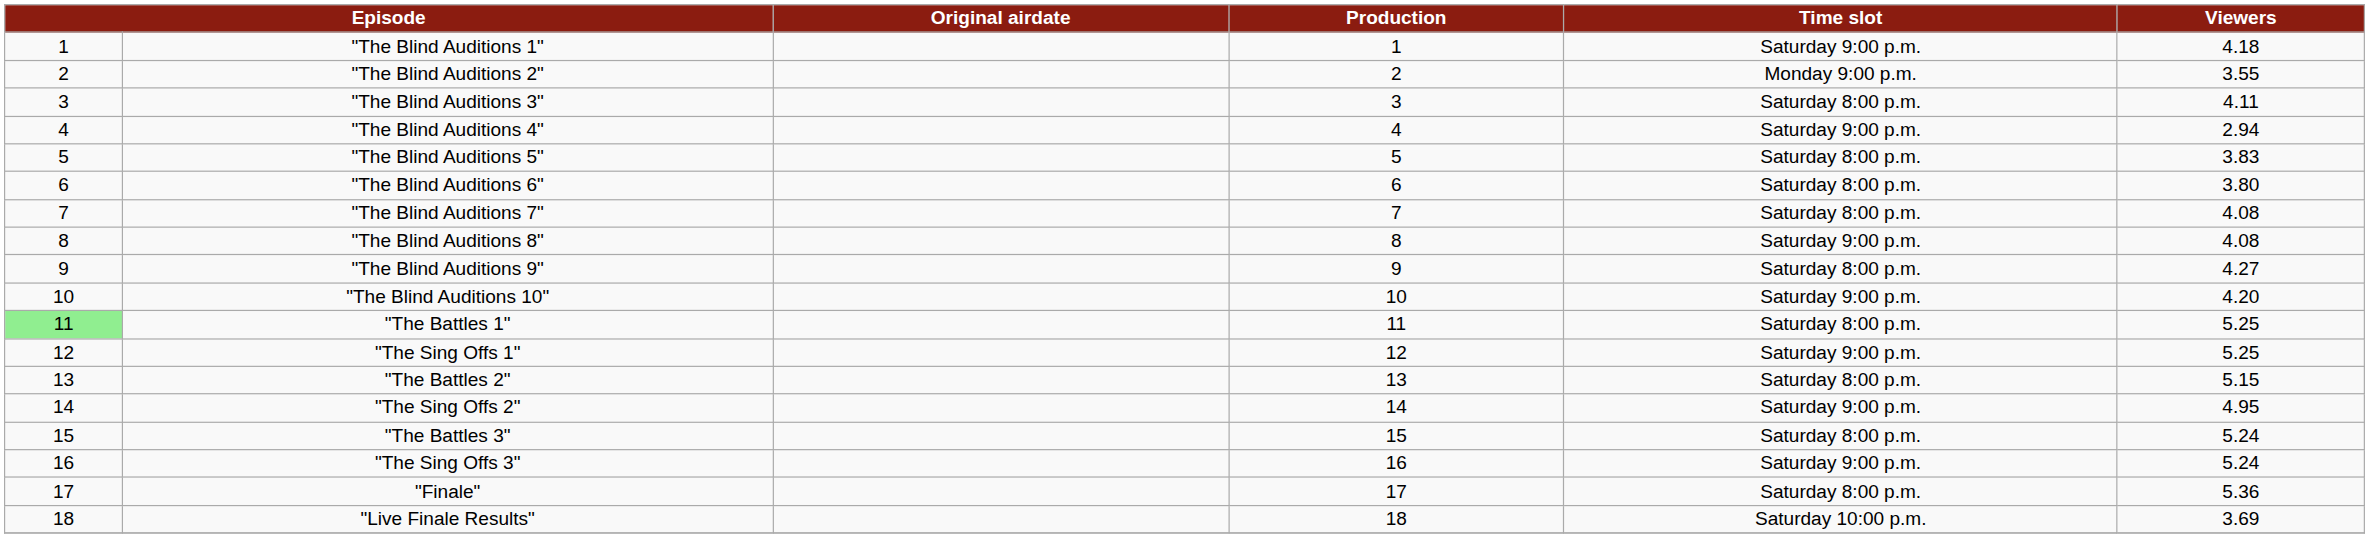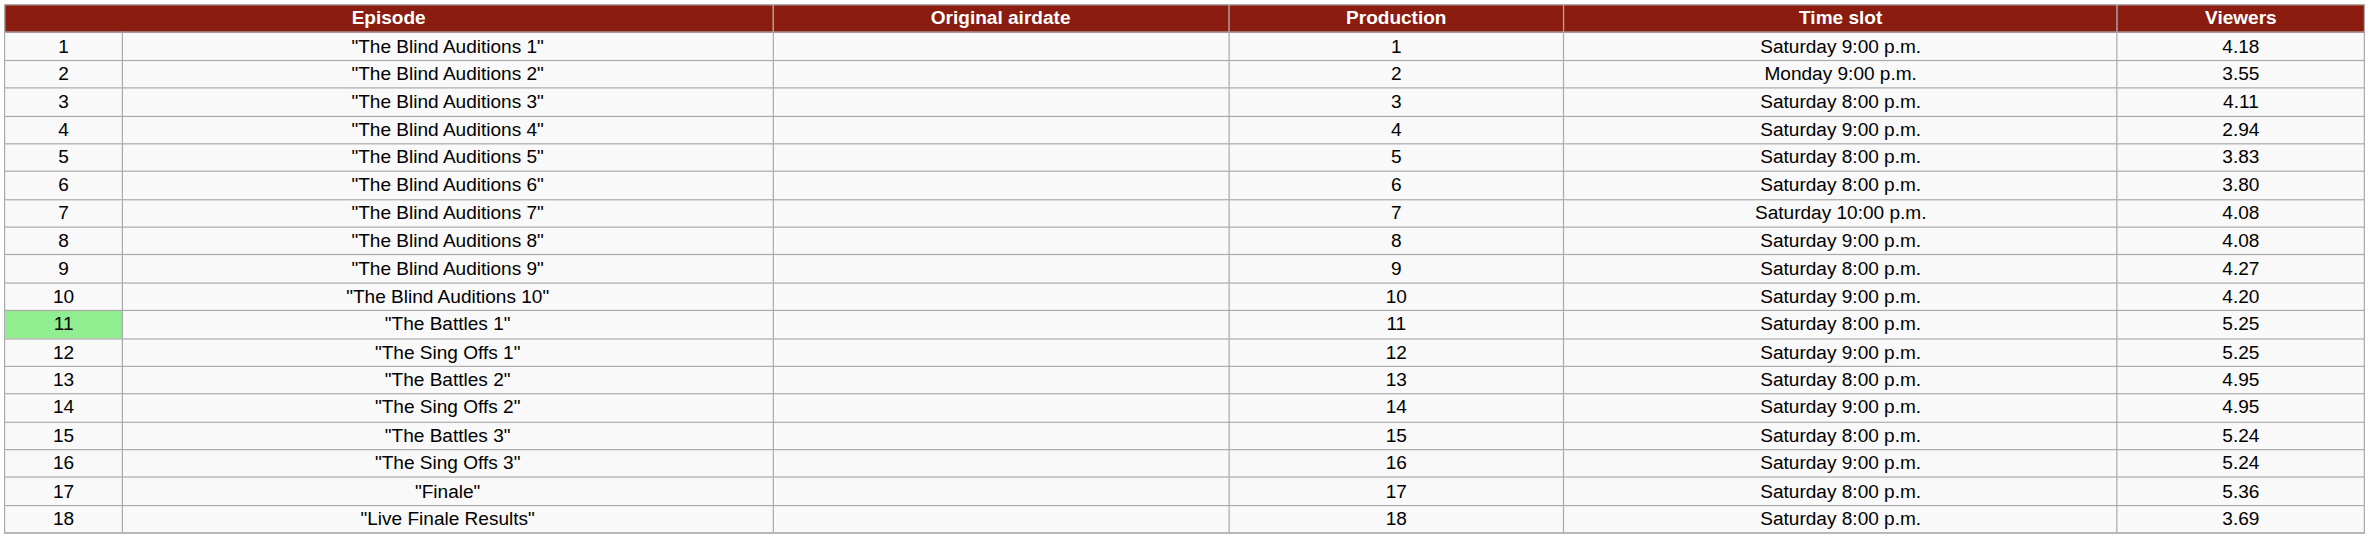(1841, 213) Saturday 8:00 p.m. -> (1841, 213) Saturday 10:00 p.m.
(2241, 380) 5.15 -> (2241, 380) 4.95
(1841, 519) Saturday 10:00 p.m. -> (1841, 519) Saturday 8:00 p.m.
